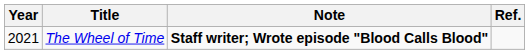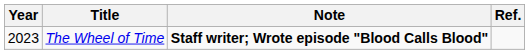(23, 37) 2021 -> (23, 37) 2023
